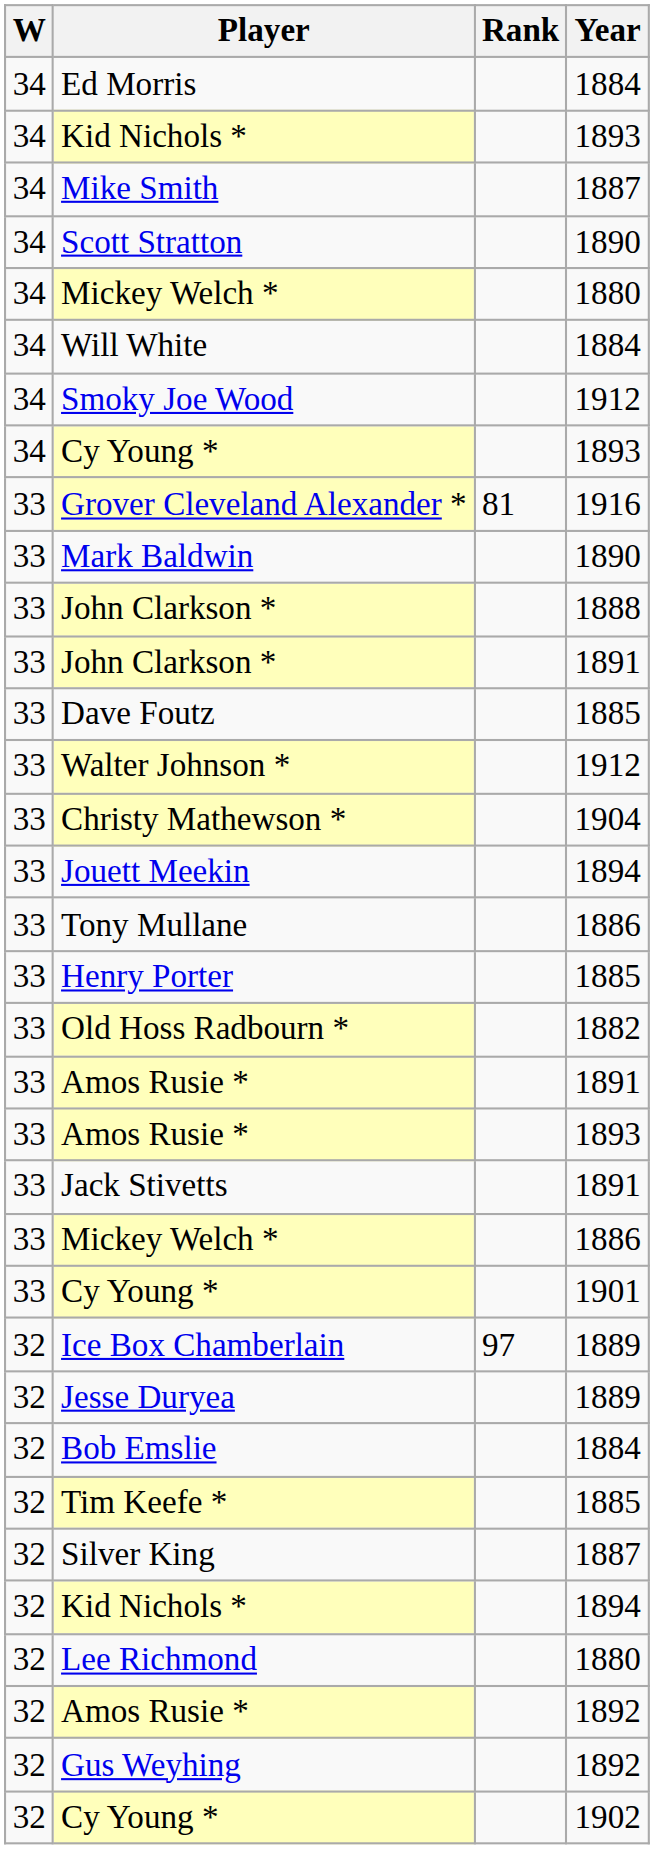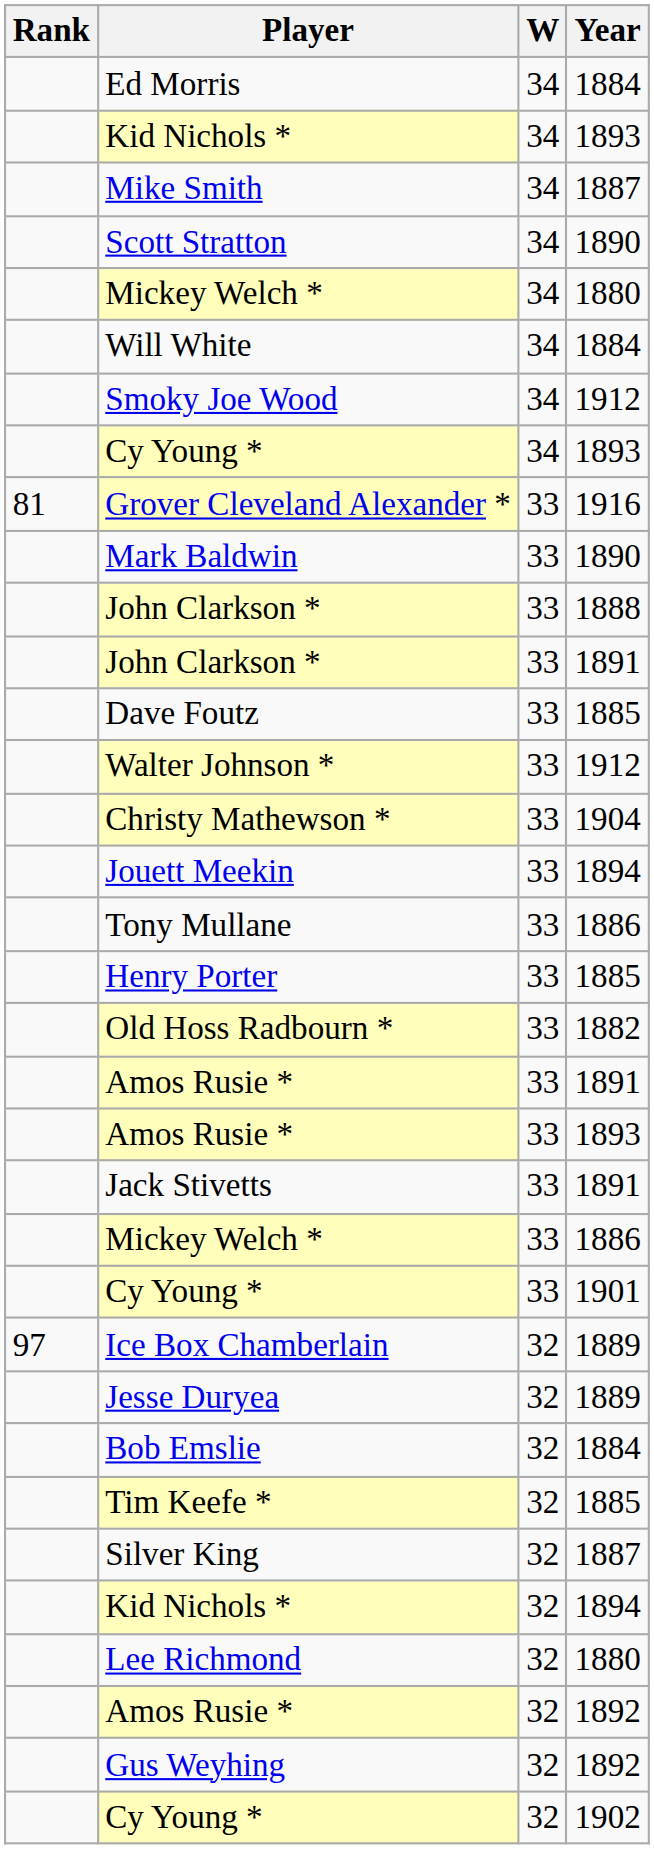columns swapped: (521, 30) <-> (29, 30)
